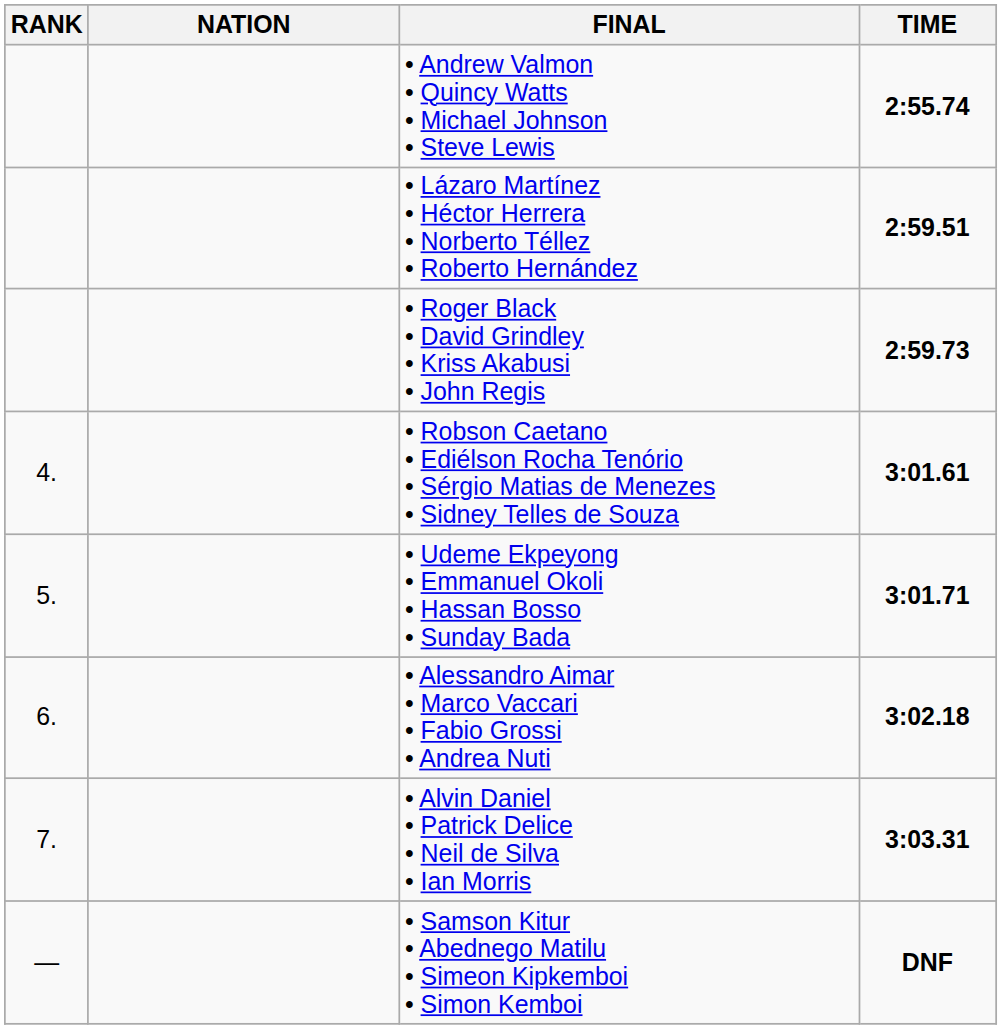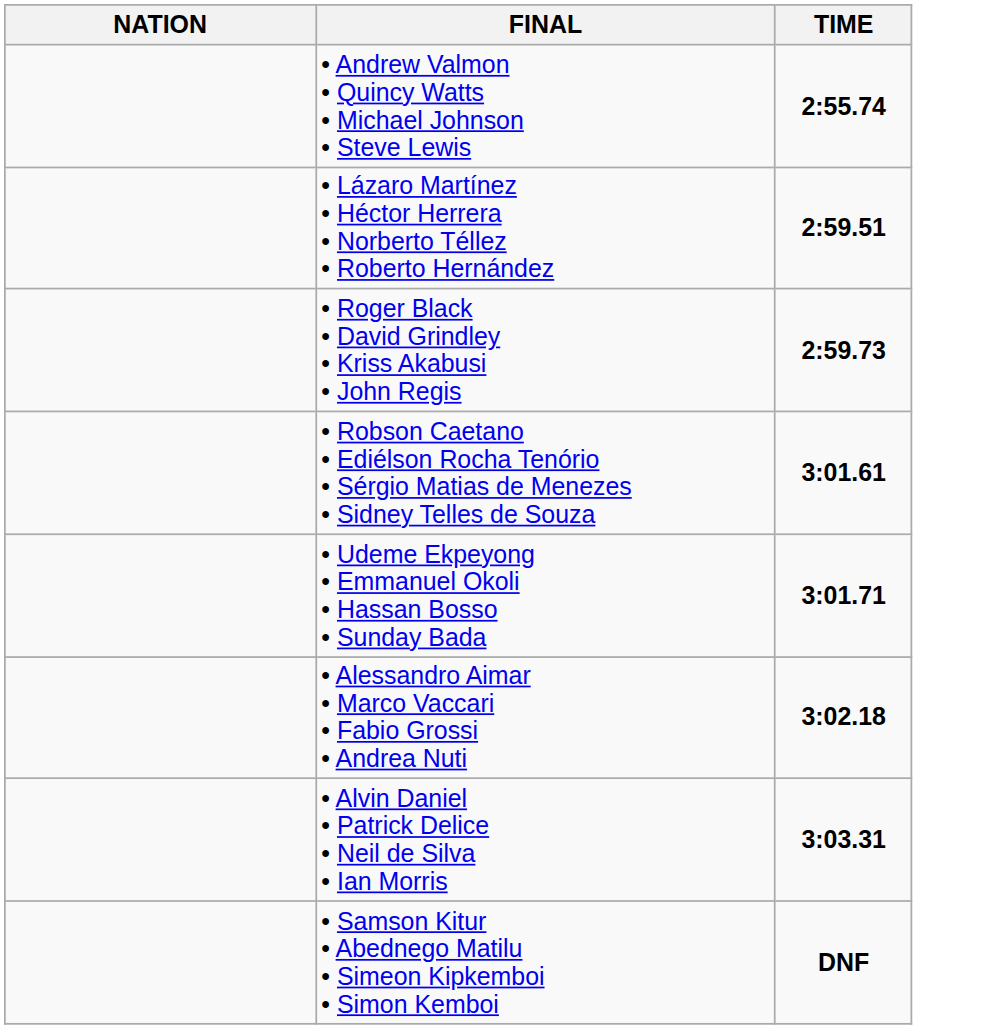- column: (47, 25)
